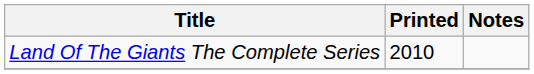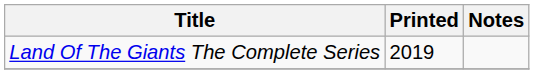(412, 52) 2010 -> (412, 52) 2019
